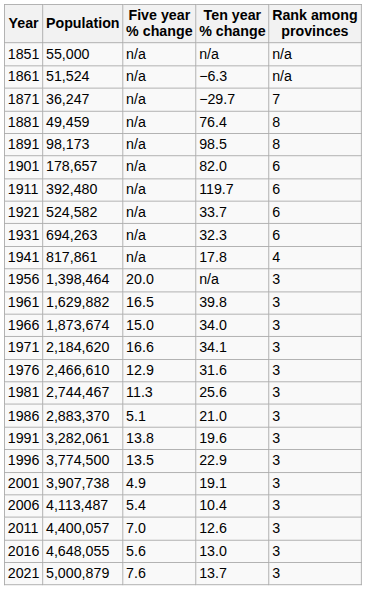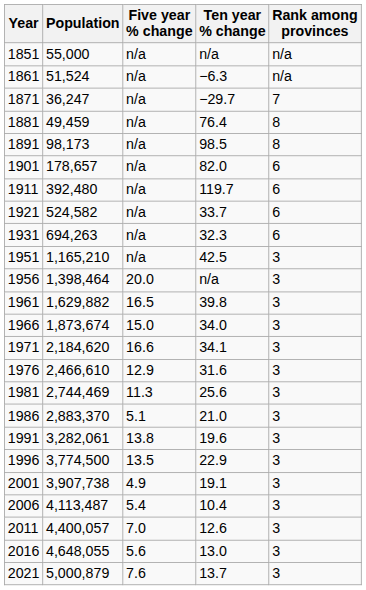- row: (24, 257)
+ row: (24, 257)
(78, 393) 2,744,467 -> (78, 393) 2,744,469
